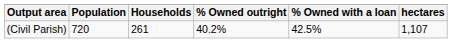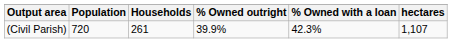(211, 29) 40.2% -> (211, 29) 39.9%
(306, 29) 42.5% -> (306, 29) 42.3%
